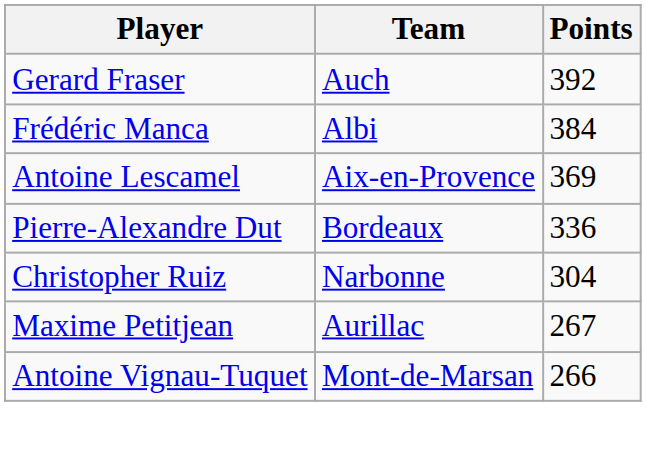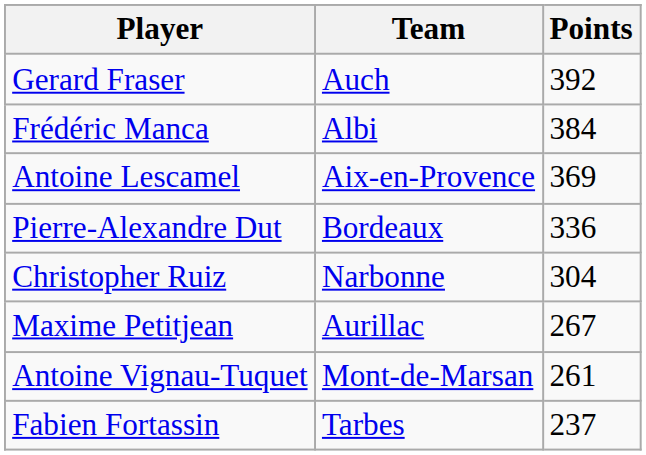(573, 375) 266 -> (573, 375) 261
+ row: (116, 425)
